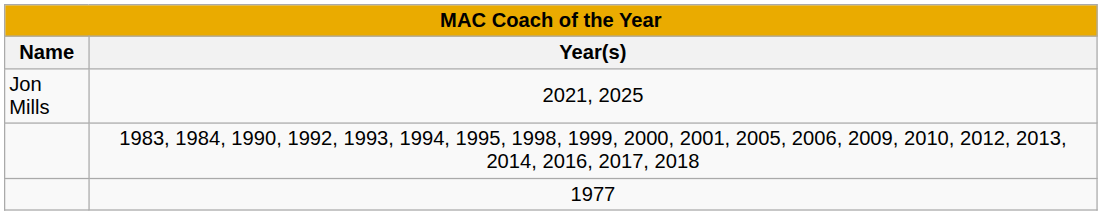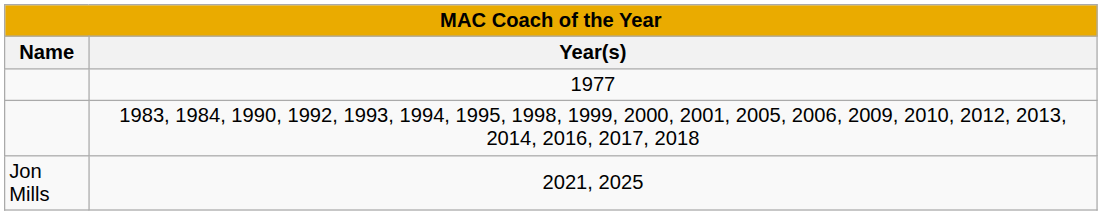rows swapped: (593, 193) <-> (593, 95)
